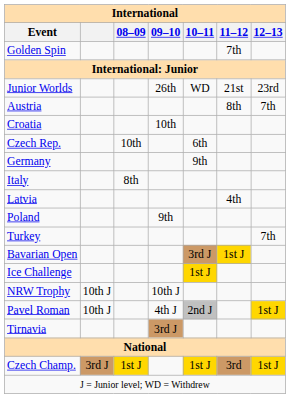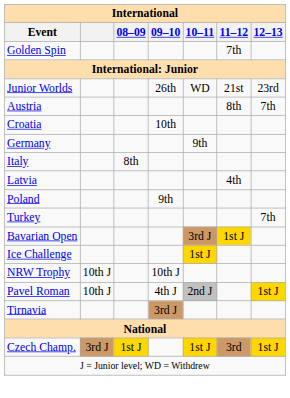- row: (34, 143)
